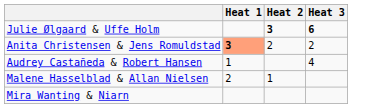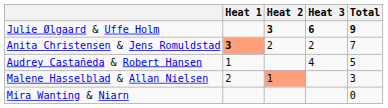+ column: (365, 13)
(270, 79) no background -> (270, 79) lightsalmon background
